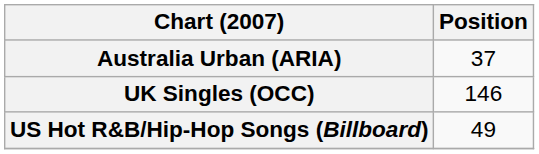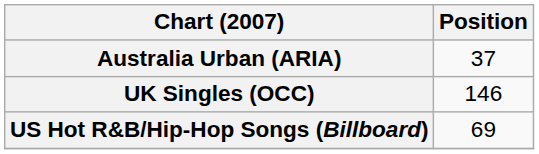(483, 129) 49 -> (483, 129) 69
